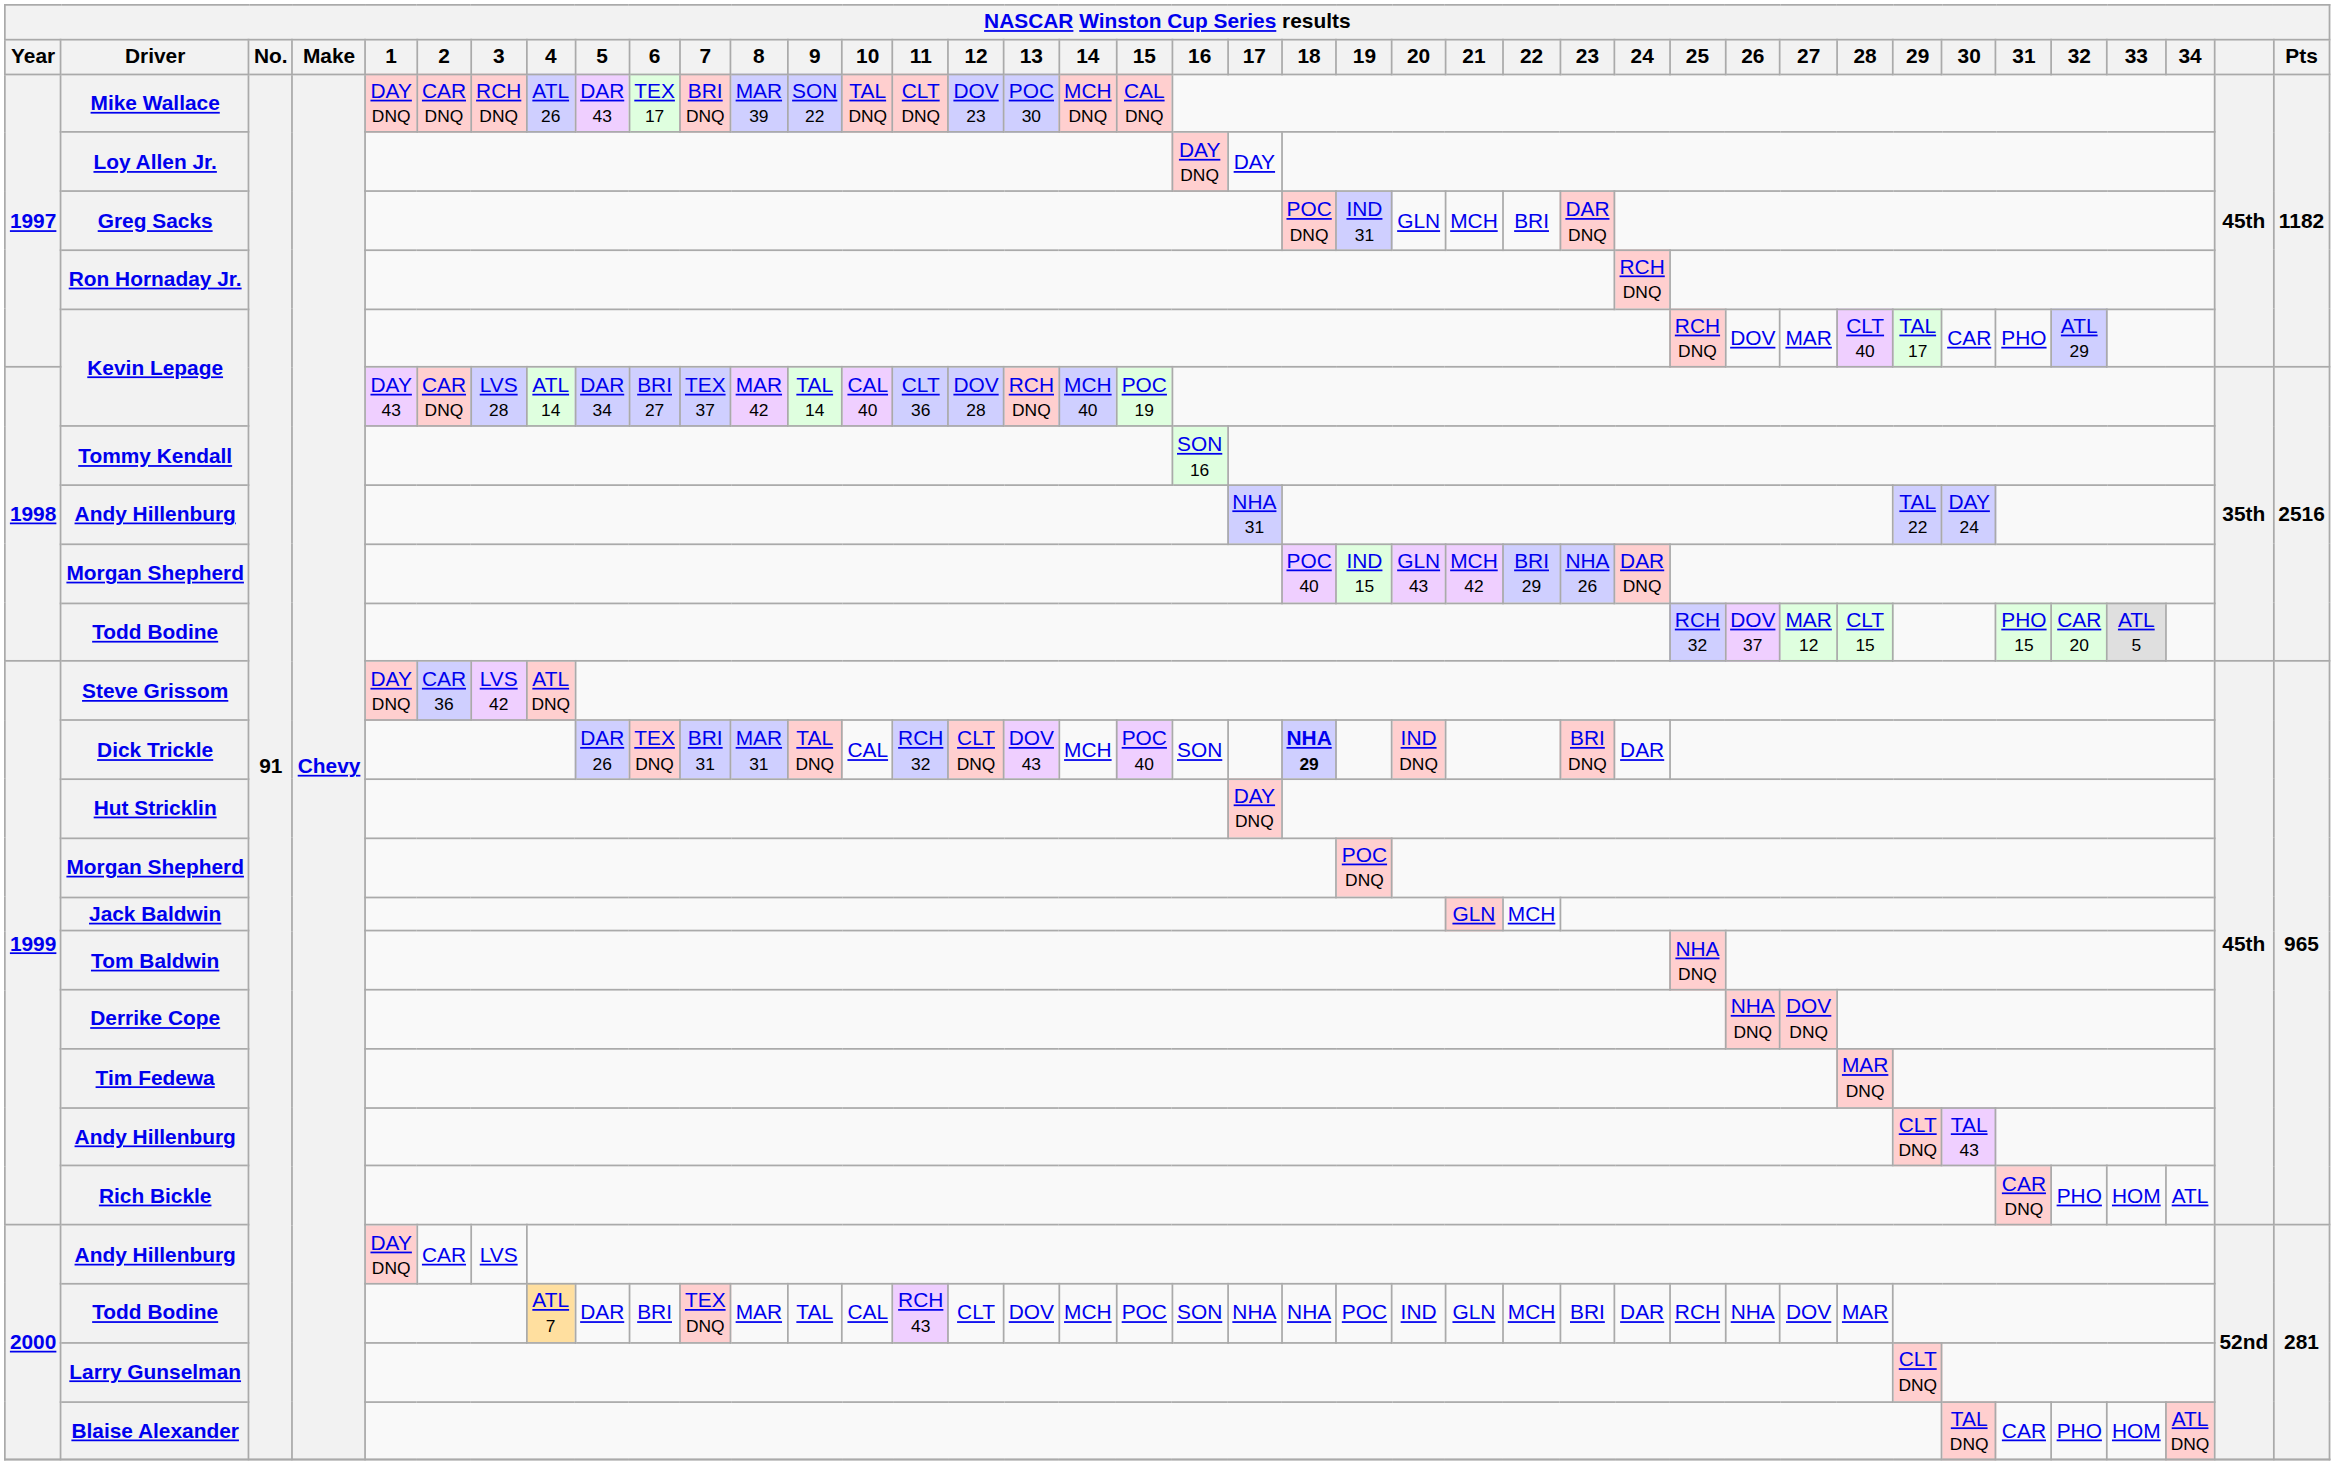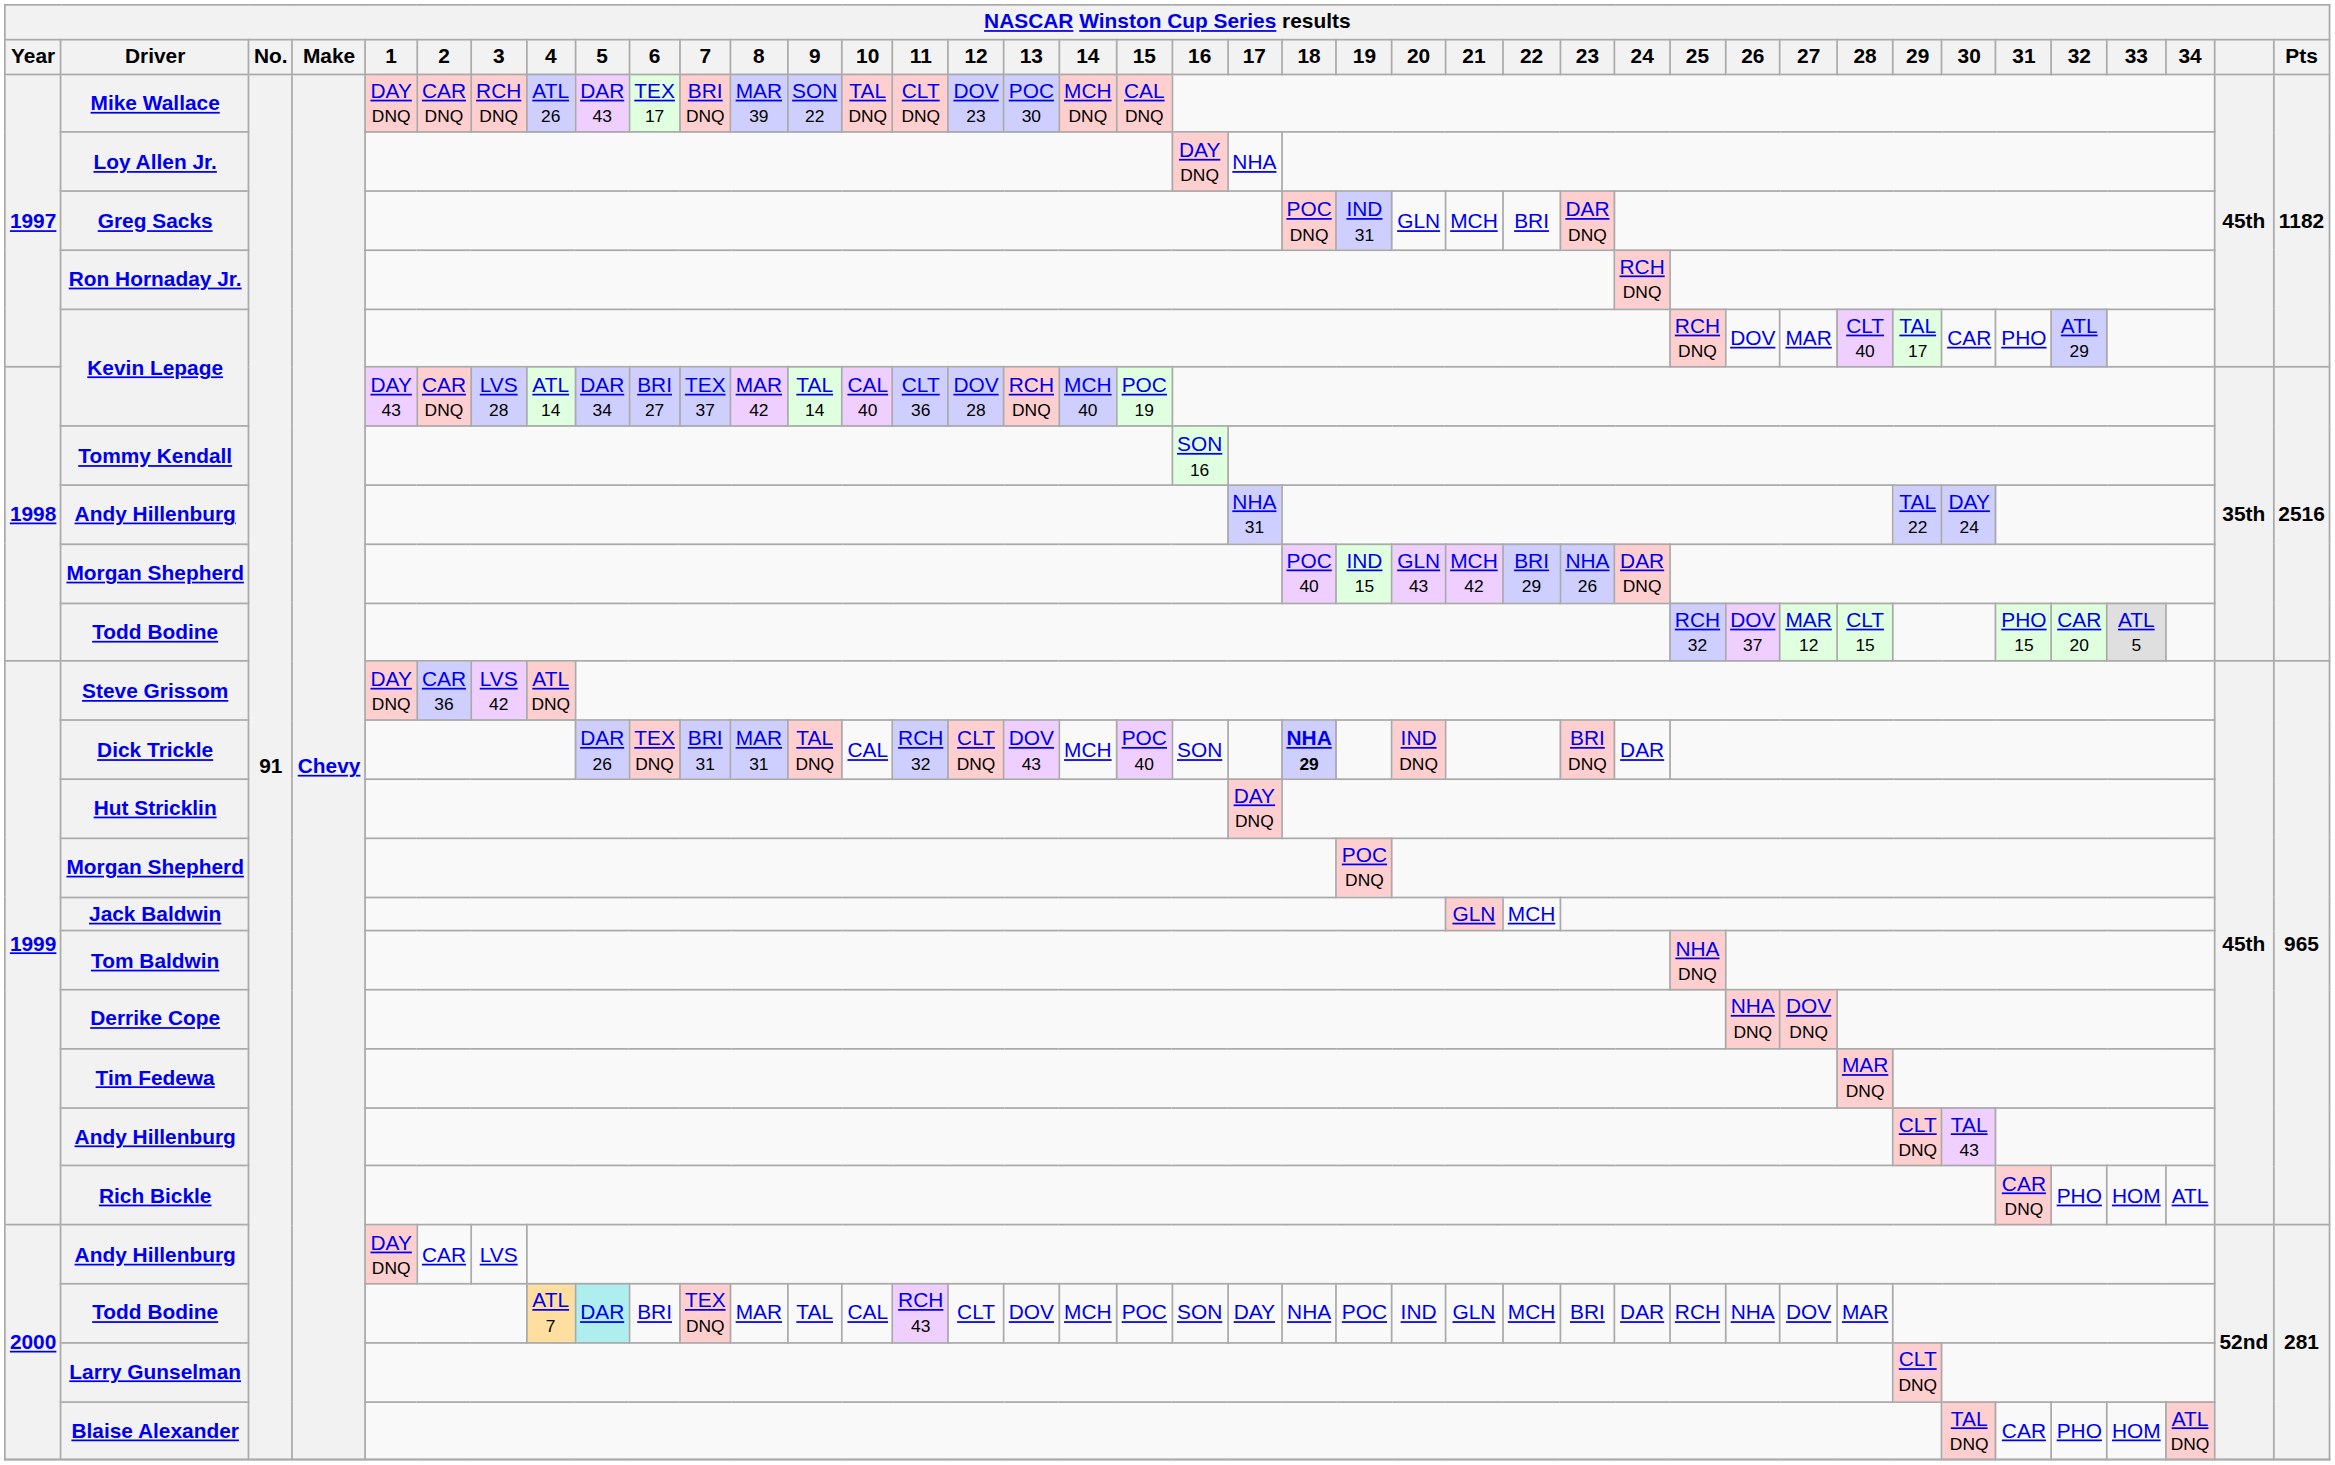(1254, 162) DAY -> (1254, 162) NHA
(602, 1313) no background -> (602, 1313) paleturquoise background
(1254, 1313) NHA -> (1254, 1313) DAY
